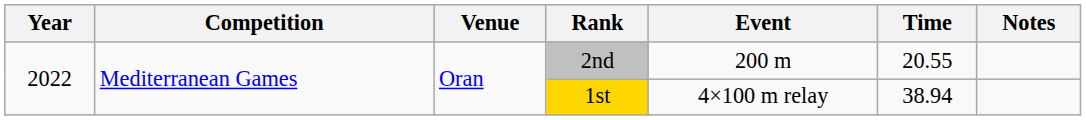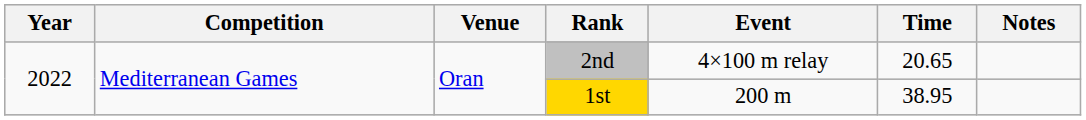(763, 60) 200 m -> (763, 60) 4×100 m relay
(927, 60) 20.55 -> (927, 60) 20.65
(763, 96) 4×100 m relay -> (763, 96) 200 m
(927, 96) 38.94 -> (927, 96) 38.95
